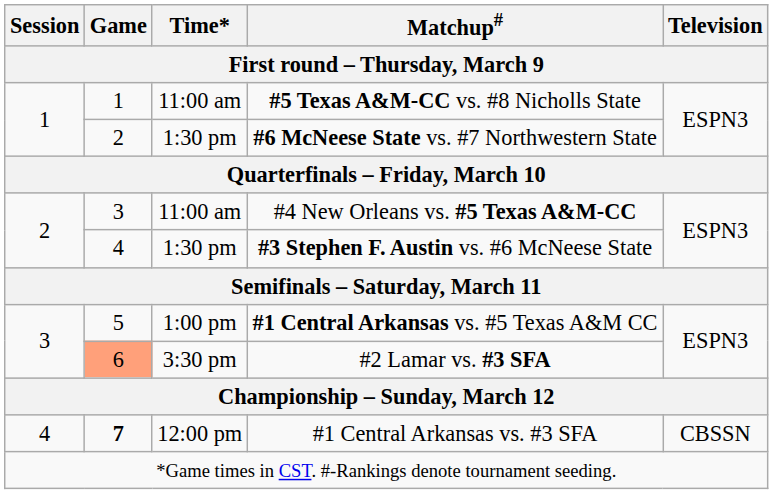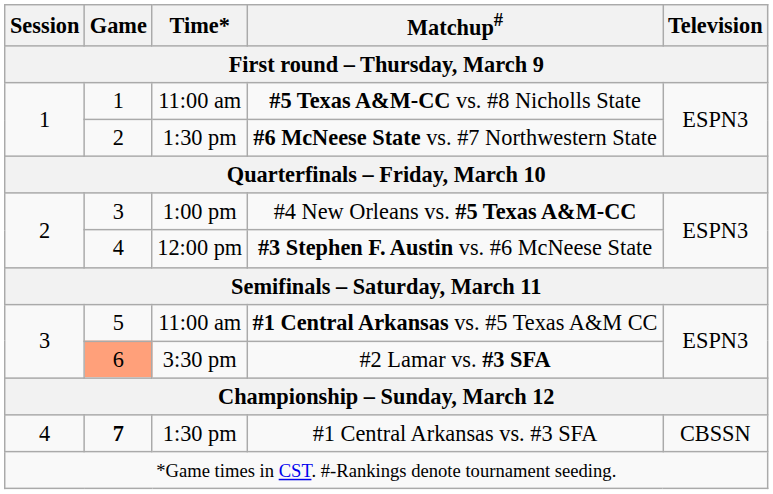(200, 211) 11:00 am -> (200, 211) 1:00 pm
(200, 248) 1:30 pm -> (200, 248) 12:00 pm
(200, 322) 1:00 pm -> (200, 322) 11:00 am
(200, 432) 12:00 pm -> (200, 432) 1:30 pm
